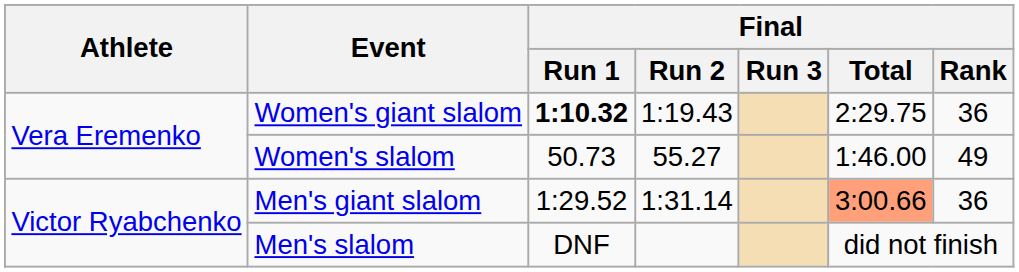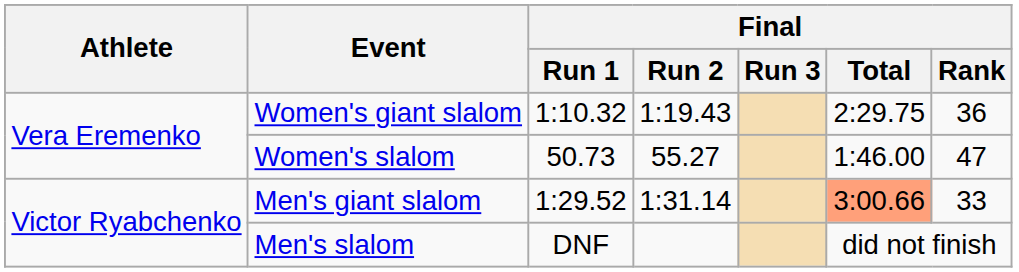(582, 114) bold -> (581, 114) normal
(973, 157) 49 -> (972, 157) 47
(973, 201) 36 -> (972, 201) 33
